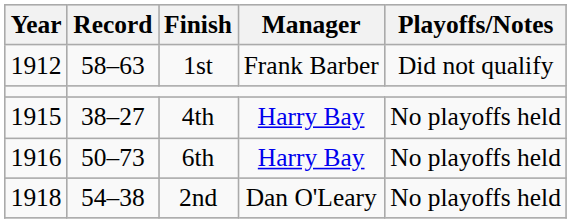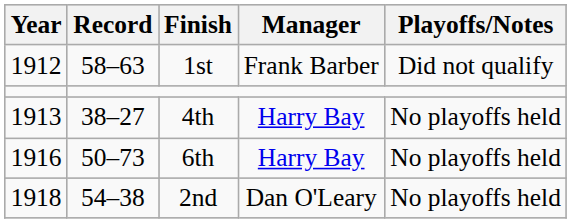(36, 117) 1915 -> (36, 117) 1913
